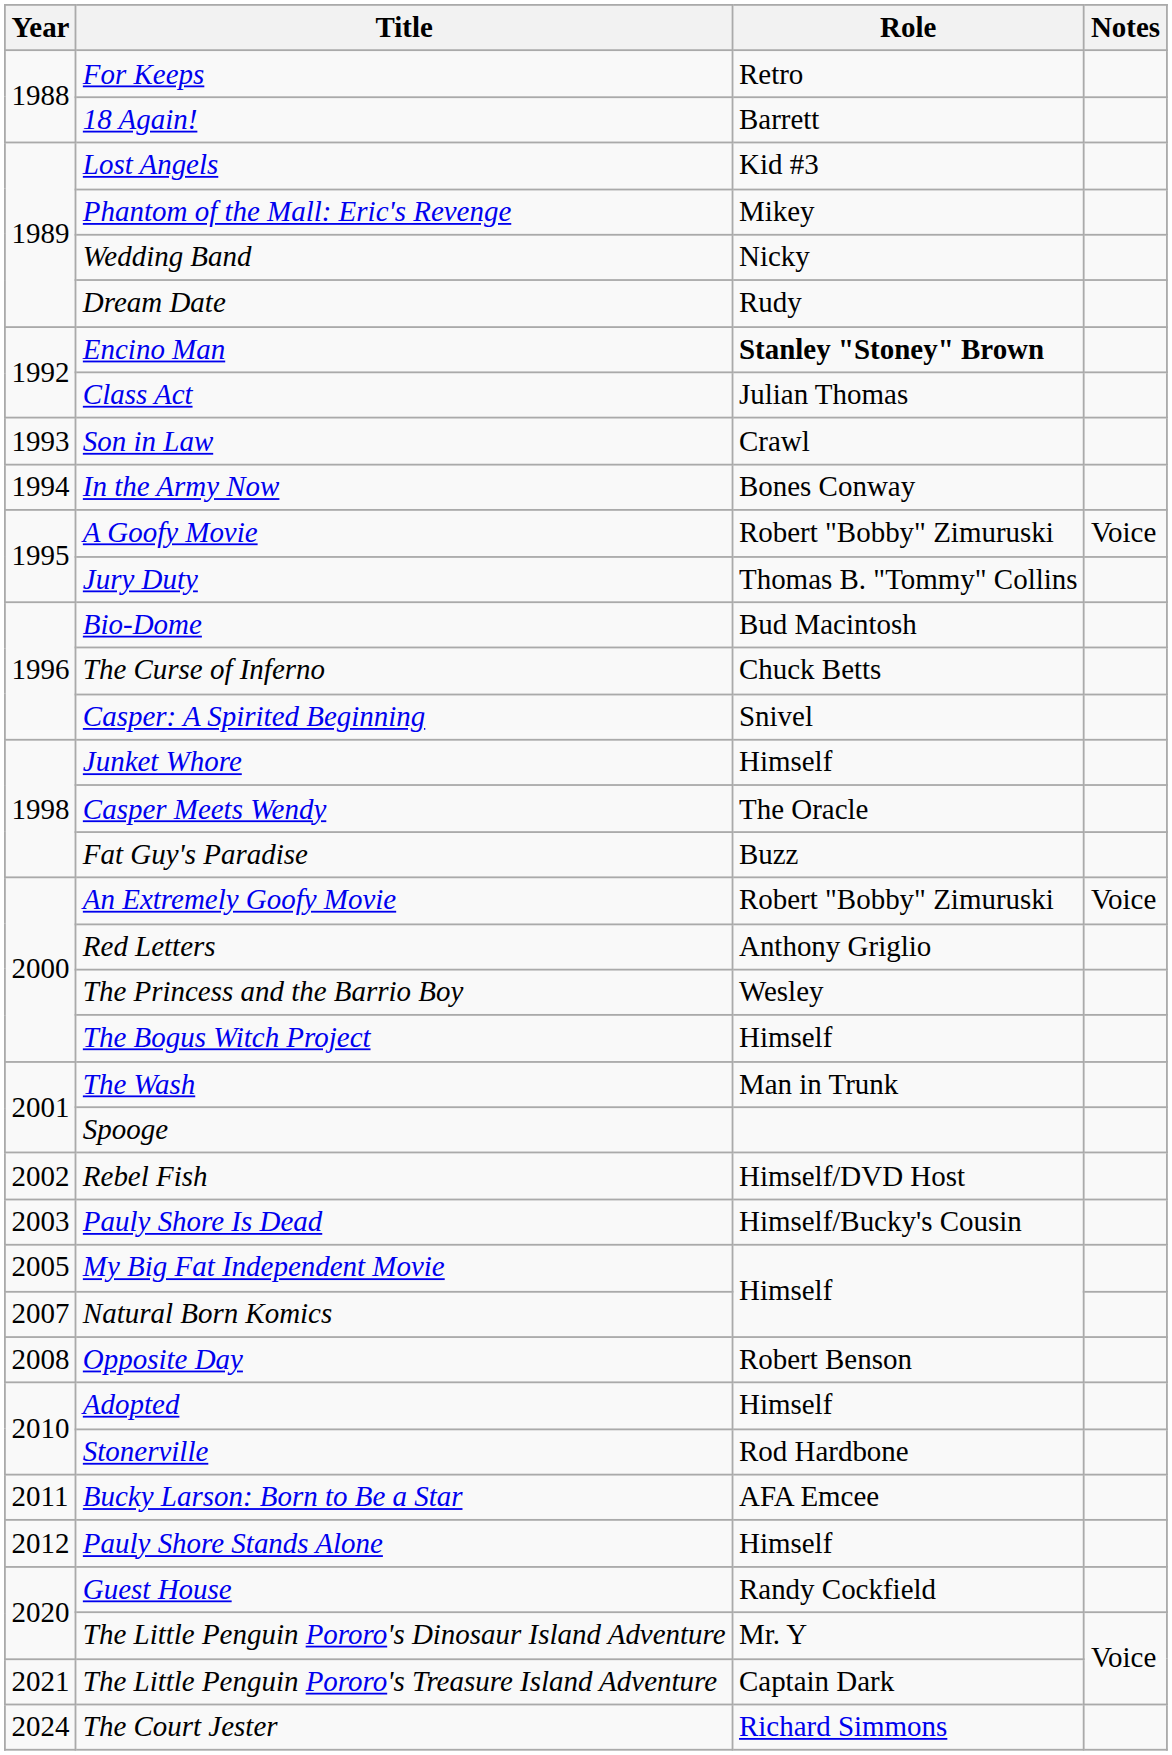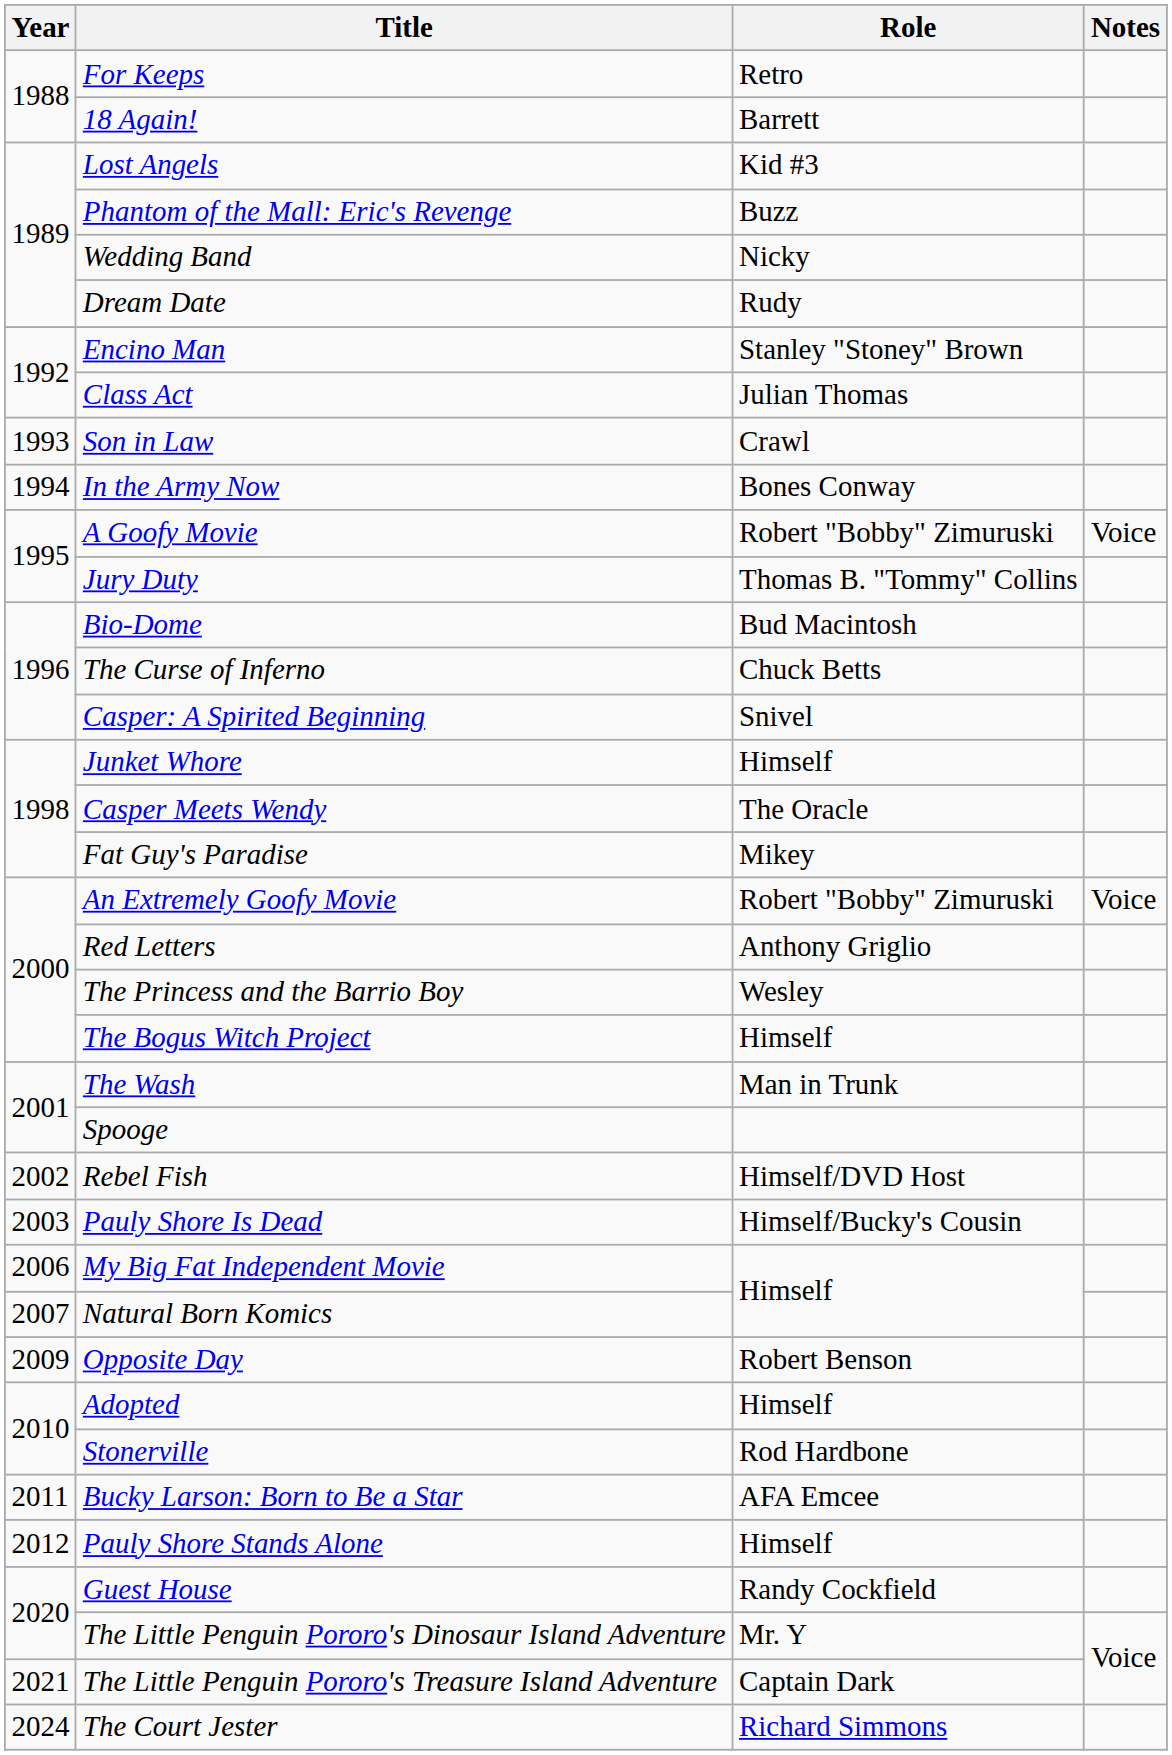(777, 211) Mikey -> (769, 211) Buzz
(892, 348) bold -> (881, 348) normal
(769, 854) Buzz -> (777, 854) Mikey
(41, 1267) 2005 -> (41, 1267) 2006
(41, 1359) 2008 -> (41, 1359) 2009
